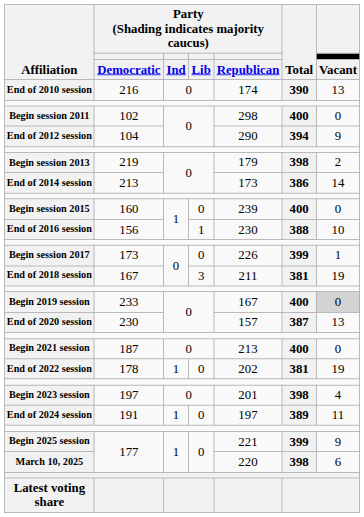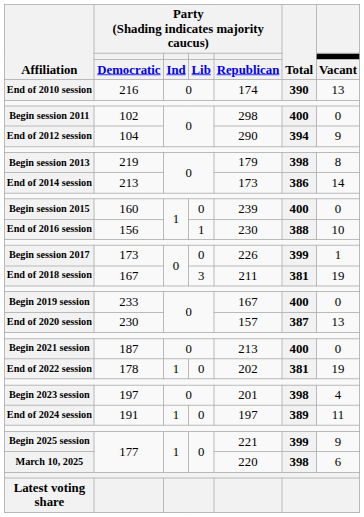(338, 162) 2 -> (338, 162) 8
(338, 302) lightgrey background -> (338, 302) no background
